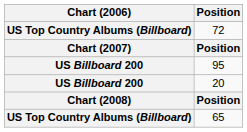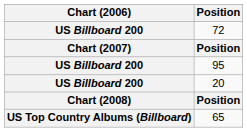(99, 30) US Top Country Albums (Billboard) -> (99, 30) US Billboard 200
